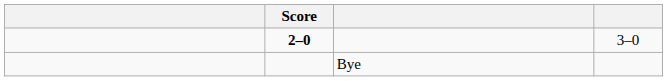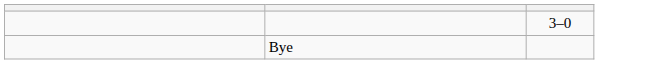- column: (299, 16)
